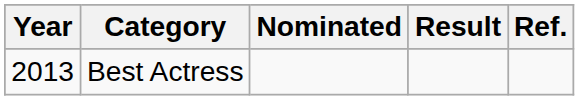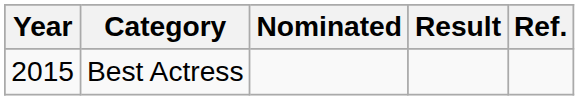(43, 71) 2013 -> (43, 71) 2015
